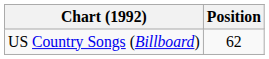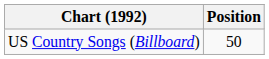(234, 41) 62 -> (234, 41) 50
